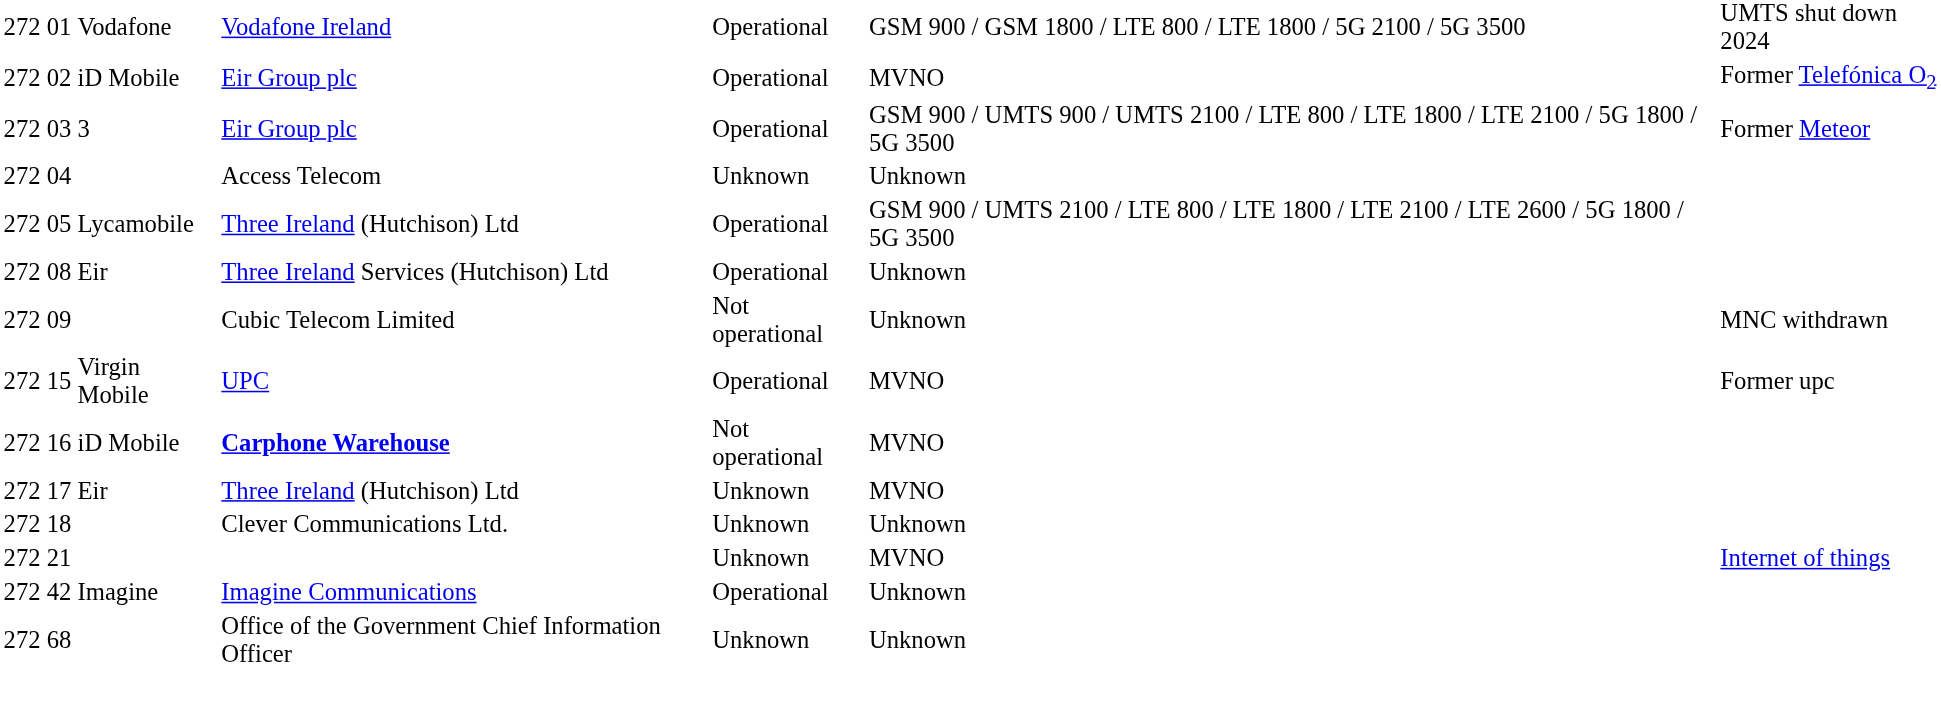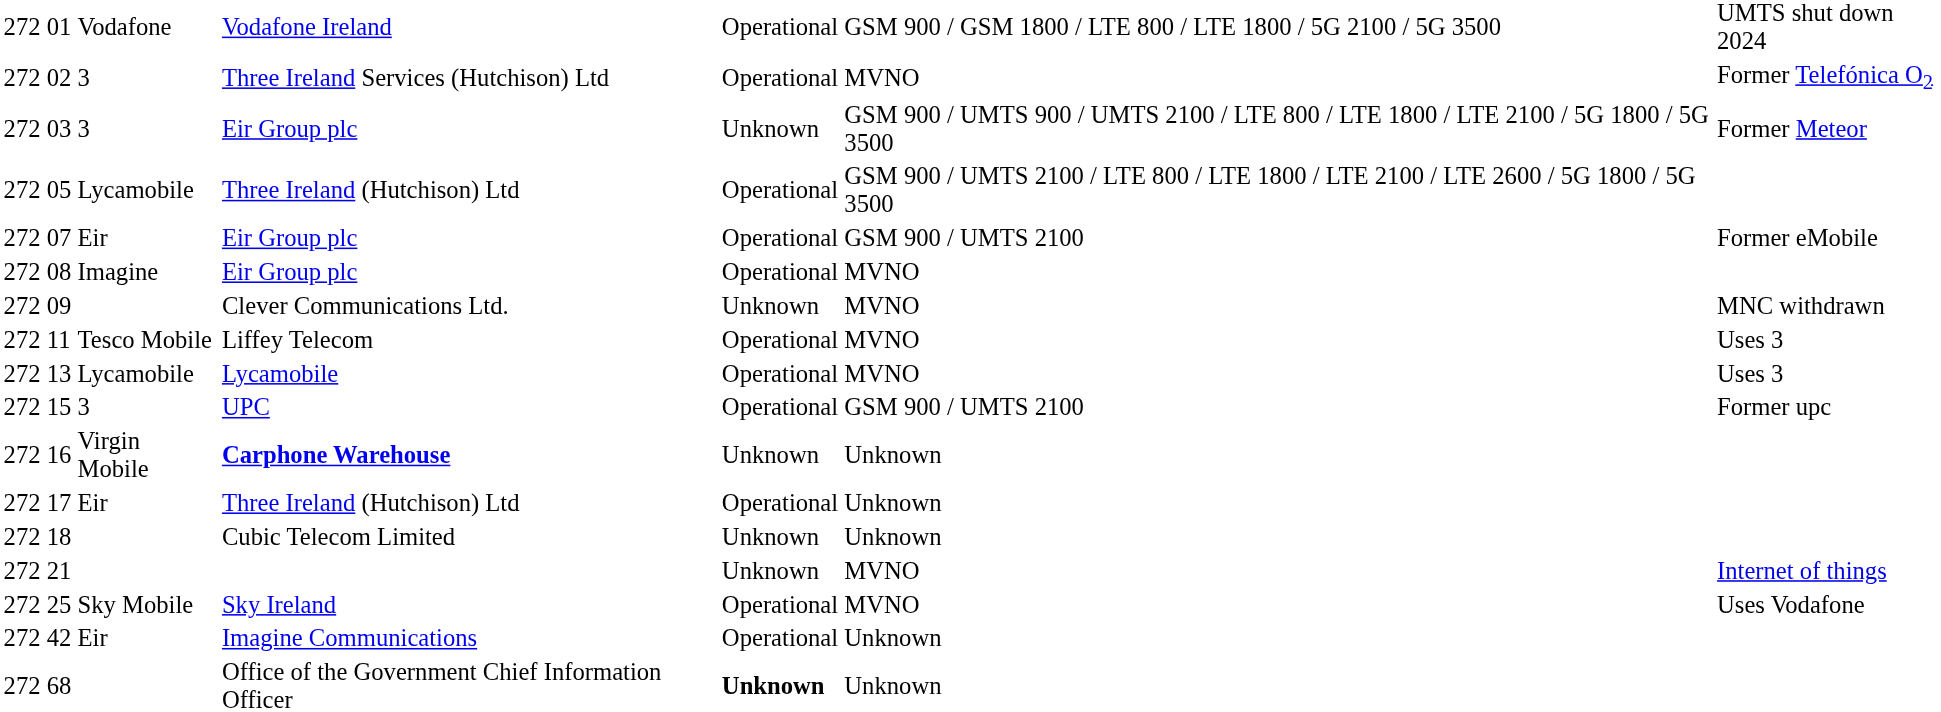(129, 78) iD Mobile -> (84, 78) 3
(289, 78) Eir Group plc -> (416, 78) Three Ireland Services (Hutchison) Ltd
(770, 128) Operational -> (770, 128) Unknown
- row: (59, 176)
+ row: (59, 238)
(93, 272) Eir -> (118, 272) Imagine
(415, 272) Three Ireland Services (Hutchison) Ltd -> (290, 272) Eir Group plc
(918, 272) Unknown -> (882, 272) MVNO
(338, 319) Cubic Telecom Limited -> (365, 306) Clever Communications Ltd.
(768, 319) Not operational -> (770, 306) Unknown
(918, 319) Unknown -> (882, 306) MVNO
+ row: (59, 339)
+ row: (59, 373)
(113, 381) Virgin Mobile -> (84, 407) 3
(907, 381) MVNO -> (964, 407) GSM 900 / UMTS 2100
(129, 443) iD Mobile -> (113, 455) Virgin Mobile
(768, 443) Not operational -> (770, 455) Unknown
(907, 443) MVNO -> (893, 455) Unknown
(761, 490) Unknown -> (780, 503) Operational
(907, 490) MVNO -> (893, 503) Unknown
(365, 524) Clever Communications Ltd. -> (339, 537) Cubic Telecom Limited
+ row: (59, 604)
(118, 592) Imagine -> (93, 638) Eir
(761, 640) normal -> (773, 686) bold
